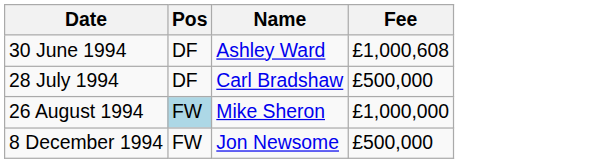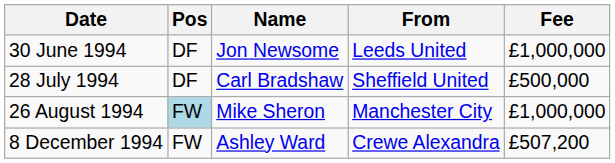+ column: (426, 19)
(271, 50) Ashley Ward -> (278, 50) Jon Newsome
(401, 50) £1,000,608 -> (557, 50) £1,000,000
(278, 142) Jon Newsome -> (271, 142) Ashley Ward
(393, 142) £500,000 -> (549, 142) £507,200
